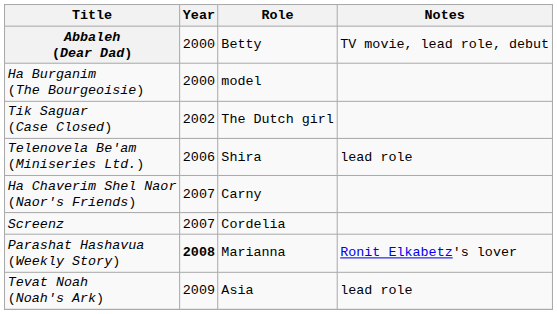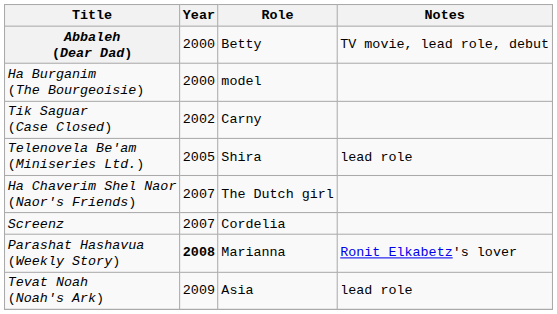(278, 120) The Dutch girl -> (241, 120) Carny
(199, 157) 2006 -> (199, 157) 2005
(241, 194) Carny -> (278, 194) The Dutch girl
